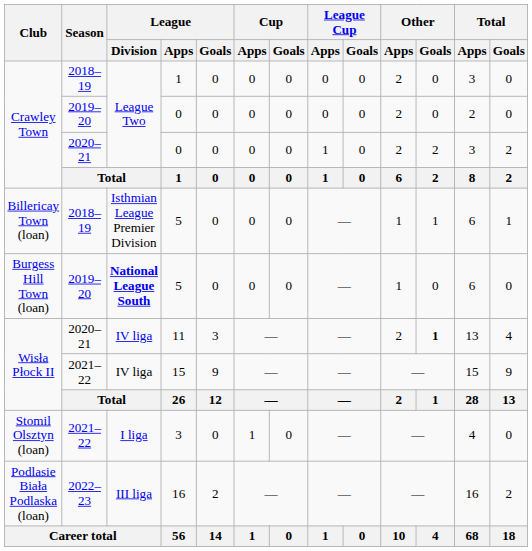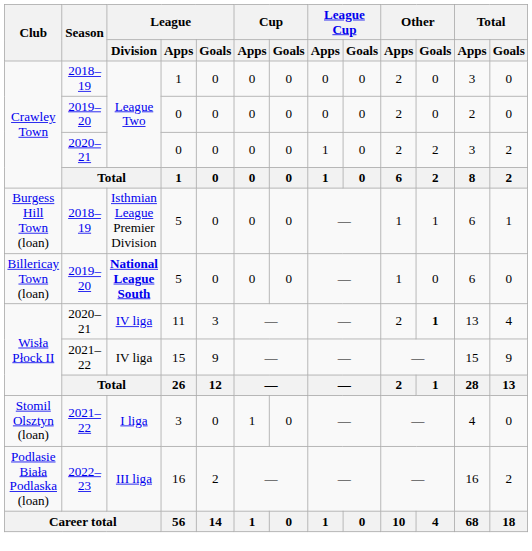(33, 220) Billericay Town (loan) -> (33, 220) Burgess Hill Town (loan)
(33, 286) Burgess Hill Town (loan) -> (33, 278) Billericay Town (loan)
